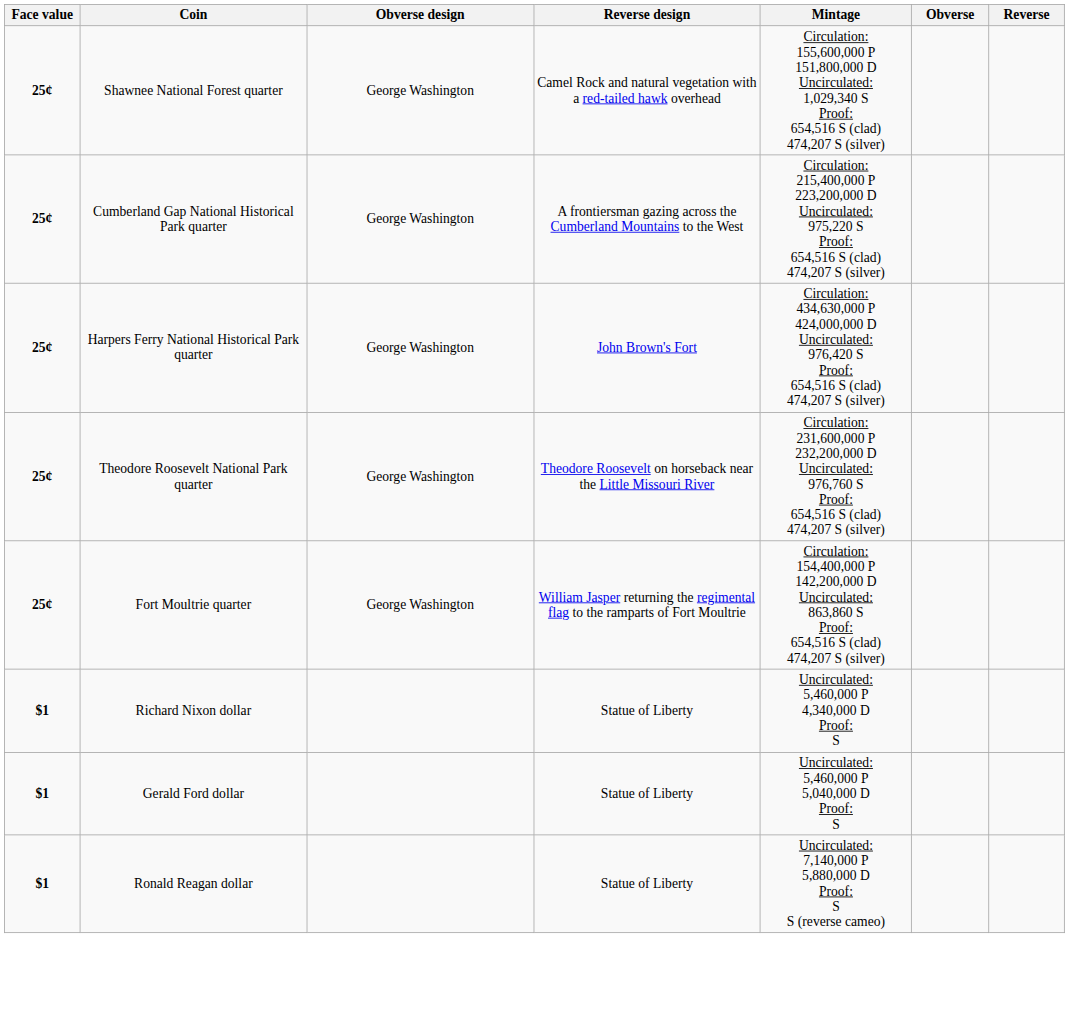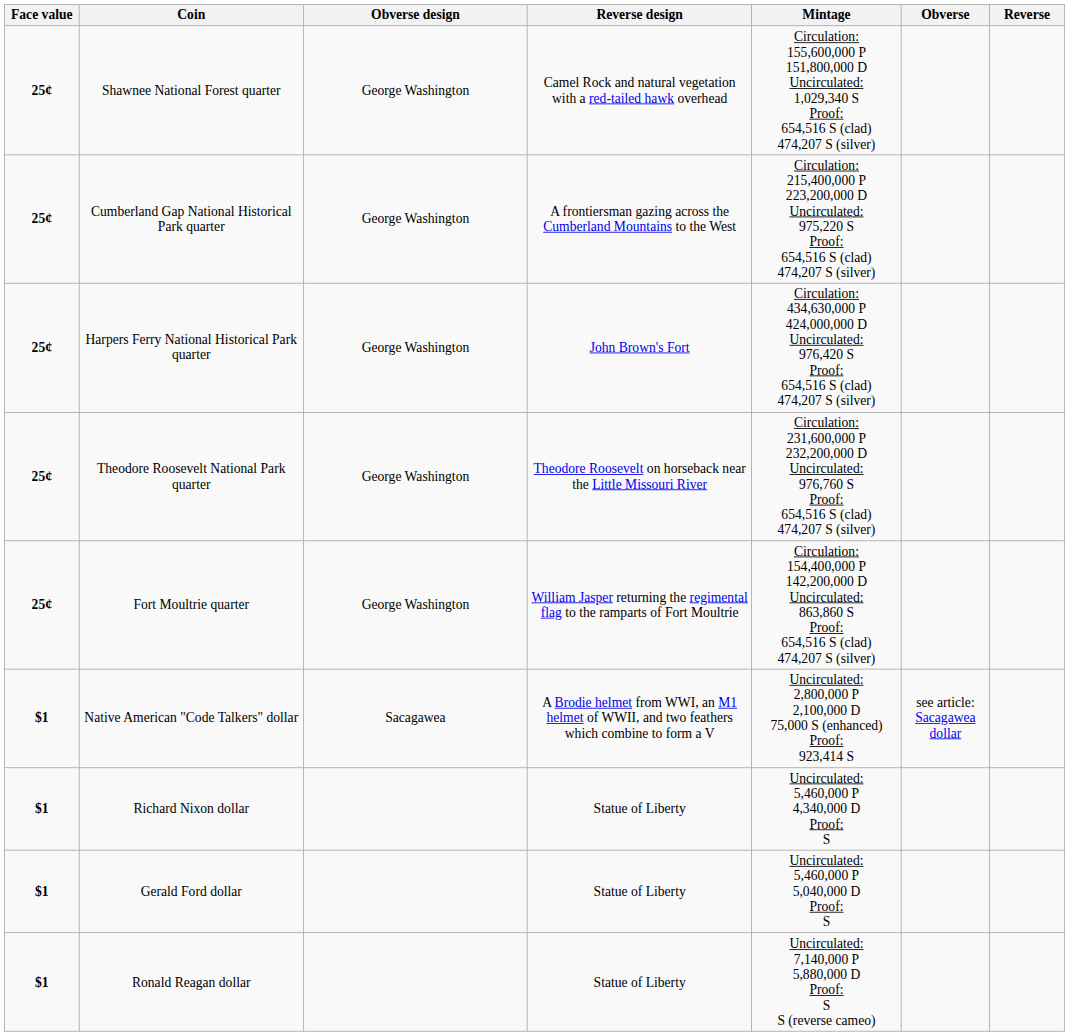+ row: (191, 718)
